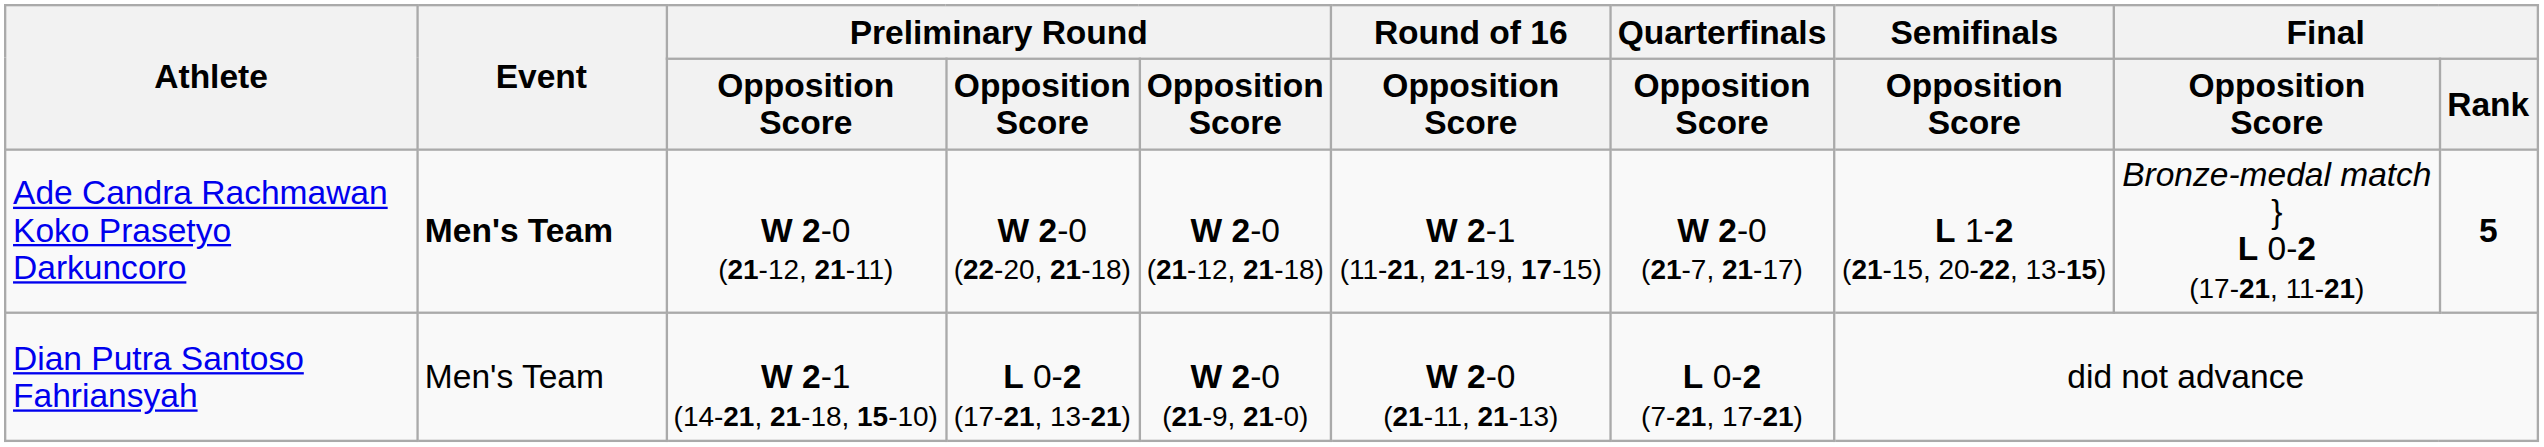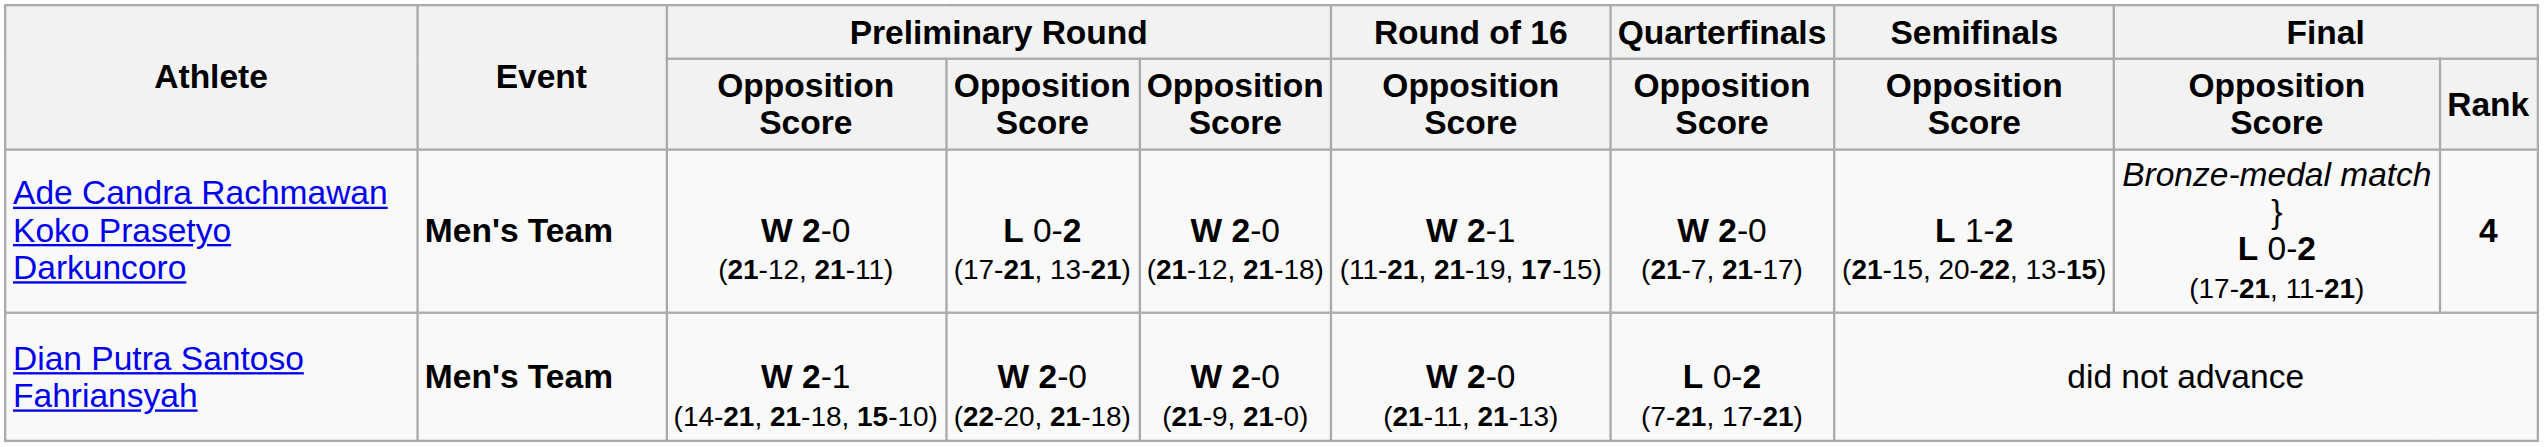(1042, 250) W 2-0 (22-20, 21-18) -> (1042, 250) L 0-2 (17-21, 13-21)
(2488, 231) 5 -> (2488, 231) 4
(514, 377) normal -> (519, 377) bold
(1042, 396) L 0-2 (17-21, 13-21) -> (1042, 396) W 2-0 (22-20, 21-18)
